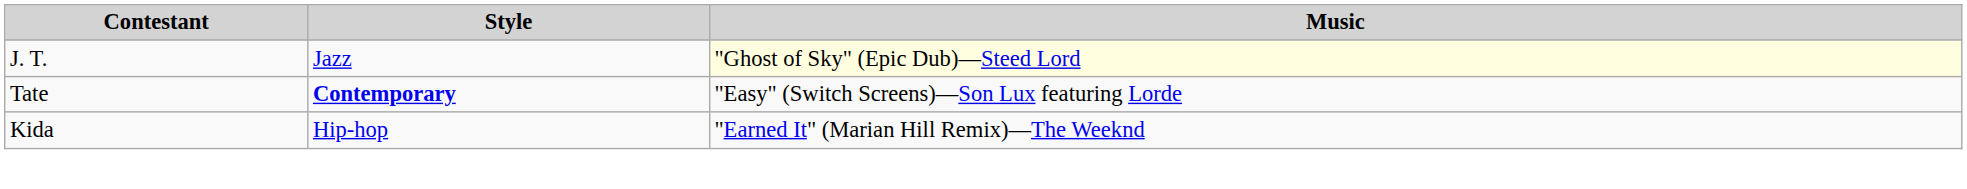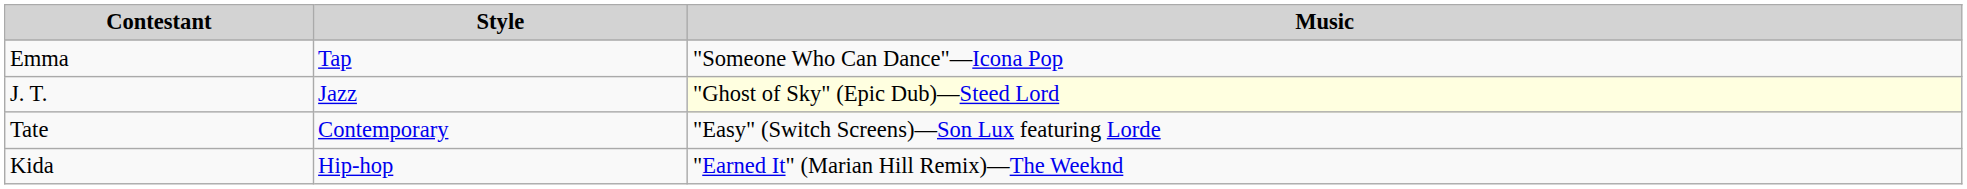+ row: (39, 58)
(384, 93) bold -> (383, 129) normal
